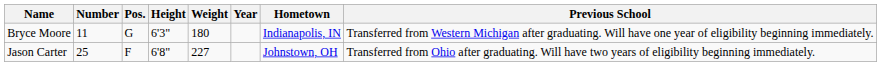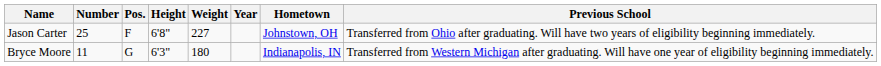rows swapped: (39, 33) <-> (37, 52)
